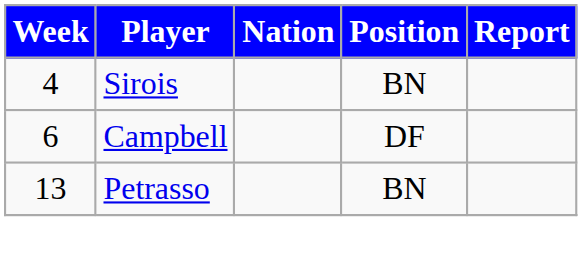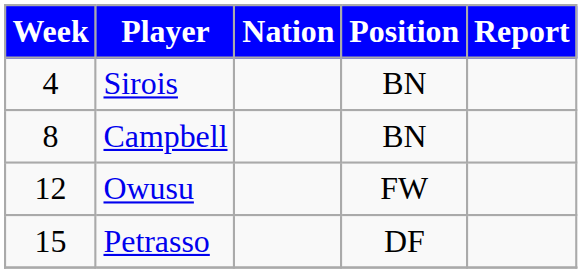(51, 136) 6 -> (51, 136) 8
(404, 136) DF -> (404, 136) BN
+ row: (149, 188)
(51, 188) 13 -> (51, 241) 15
(404, 188) BN -> (404, 241) DF
